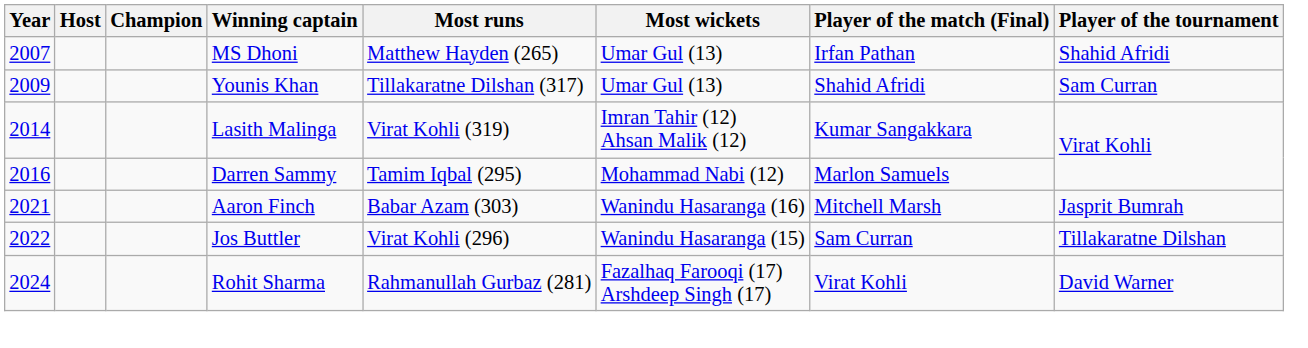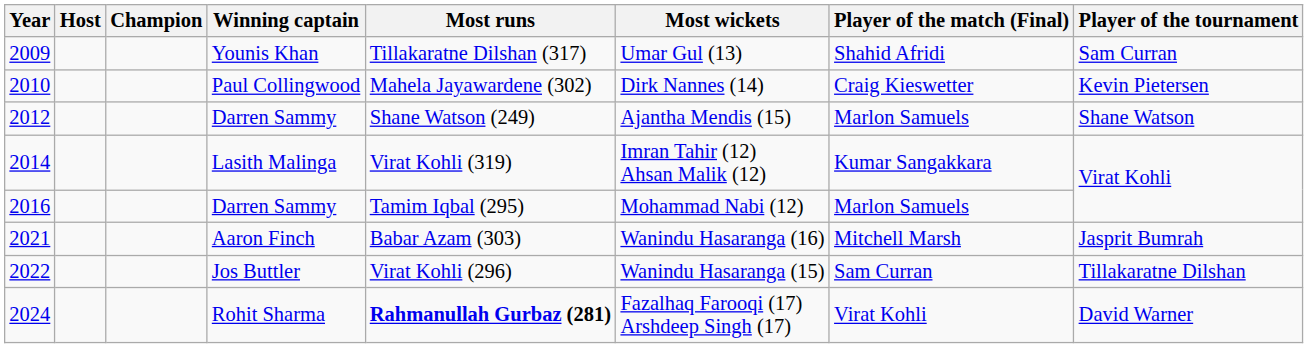- row: (30, 53)
+ row: (30, 85)
+ row: (30, 118)
(479, 282) normal -> (490, 315) bold
